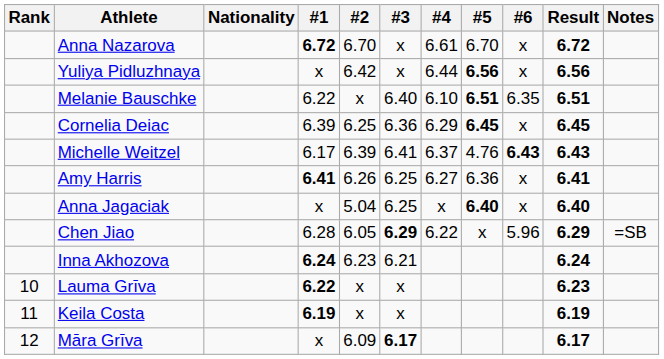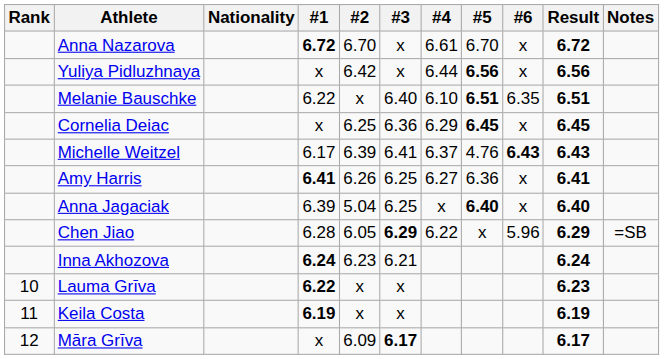(319, 125) 6.39 -> (319, 125) x
(319, 206) x -> (319, 206) 6.39
